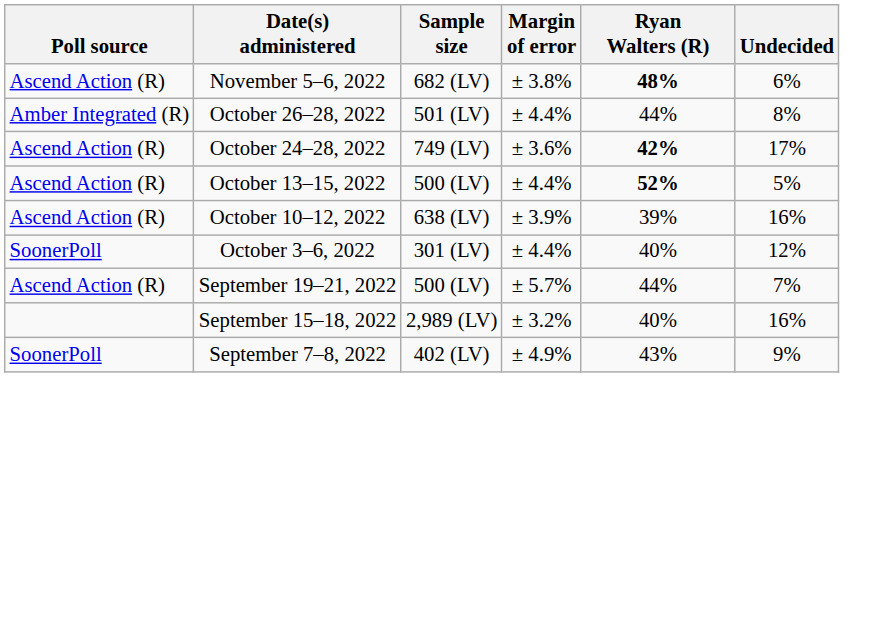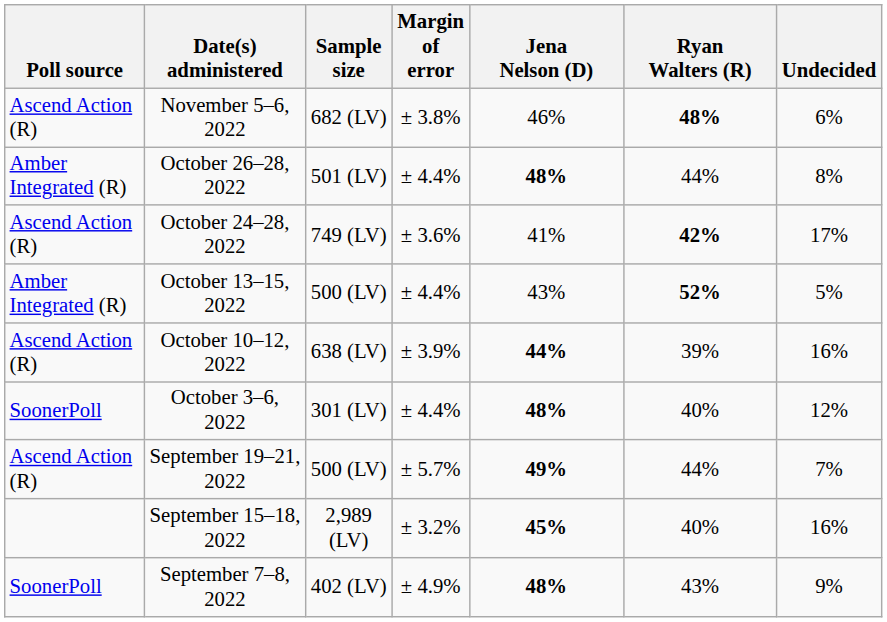+ column: (546, 58)
(87, 183) Ascend Action (R) -> (68, 293) Amber Integrated (R)
